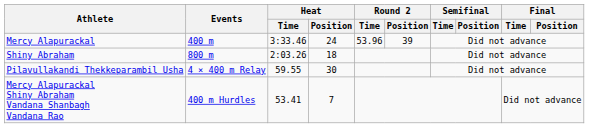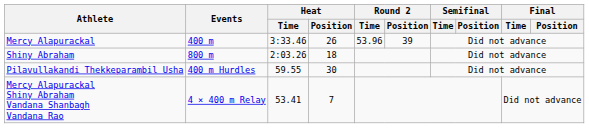(331, 40) 24 -> (331, 40) 26
(227, 70) 4 × 400 m Relay -> (222, 70) 400 m Hurdles
(222, 100) 400 m Hurdles -> (227, 100) 4 × 400 m Relay
